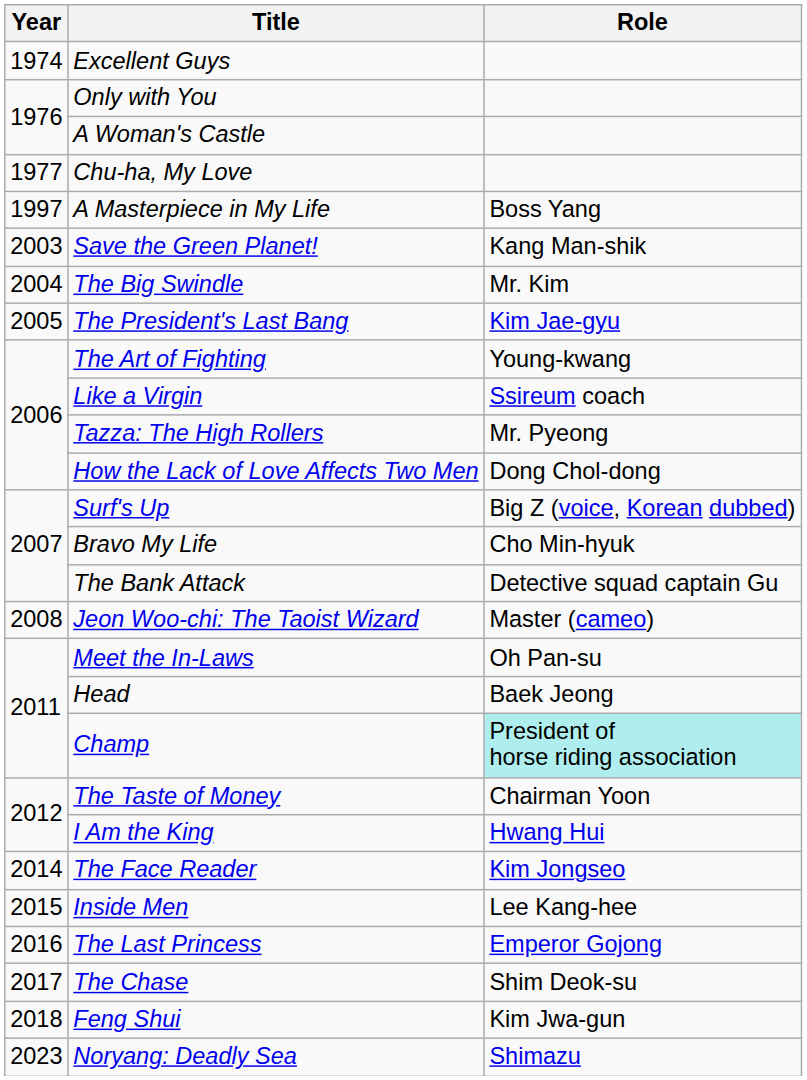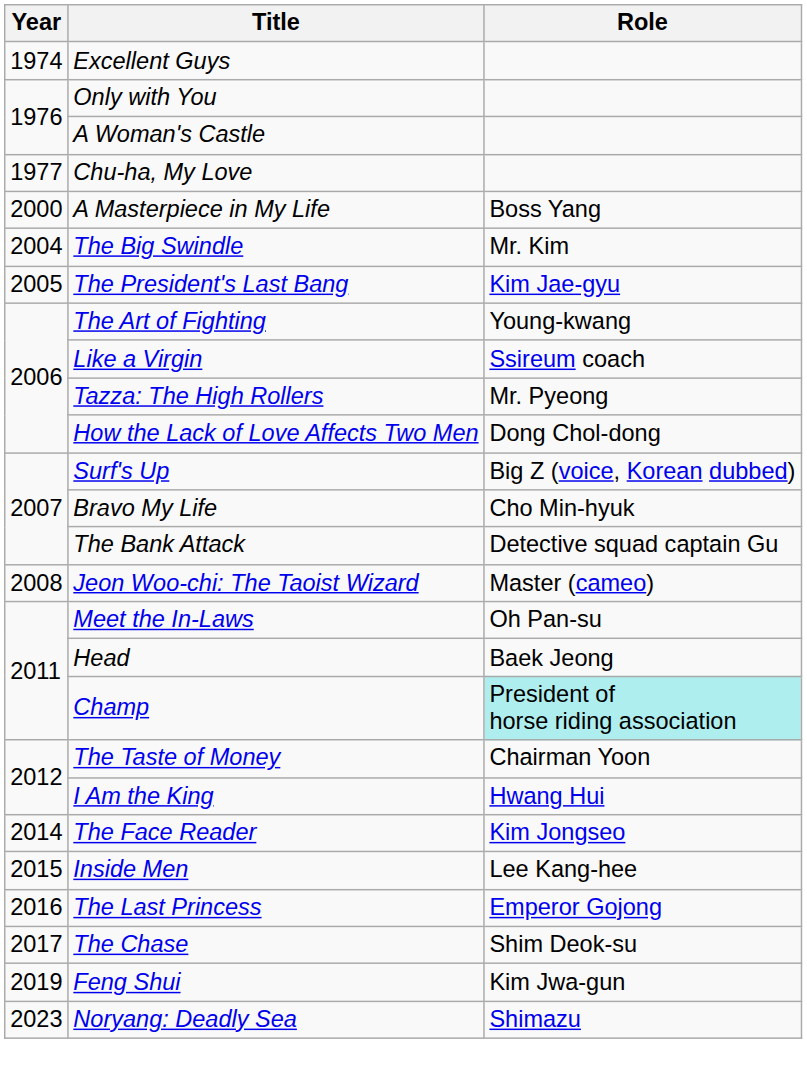(36, 209) 1997 -> (36, 209) 2000
- row: (196, 246)
(36, 1019) 2018 -> (36, 982) 2019
